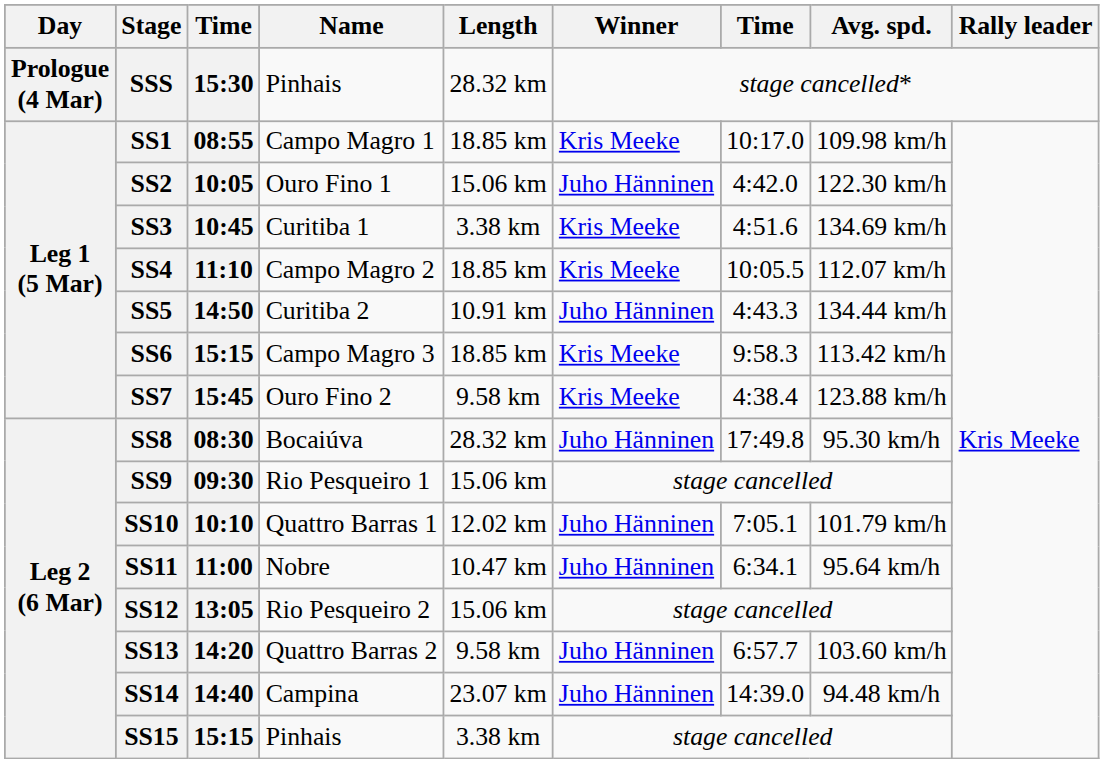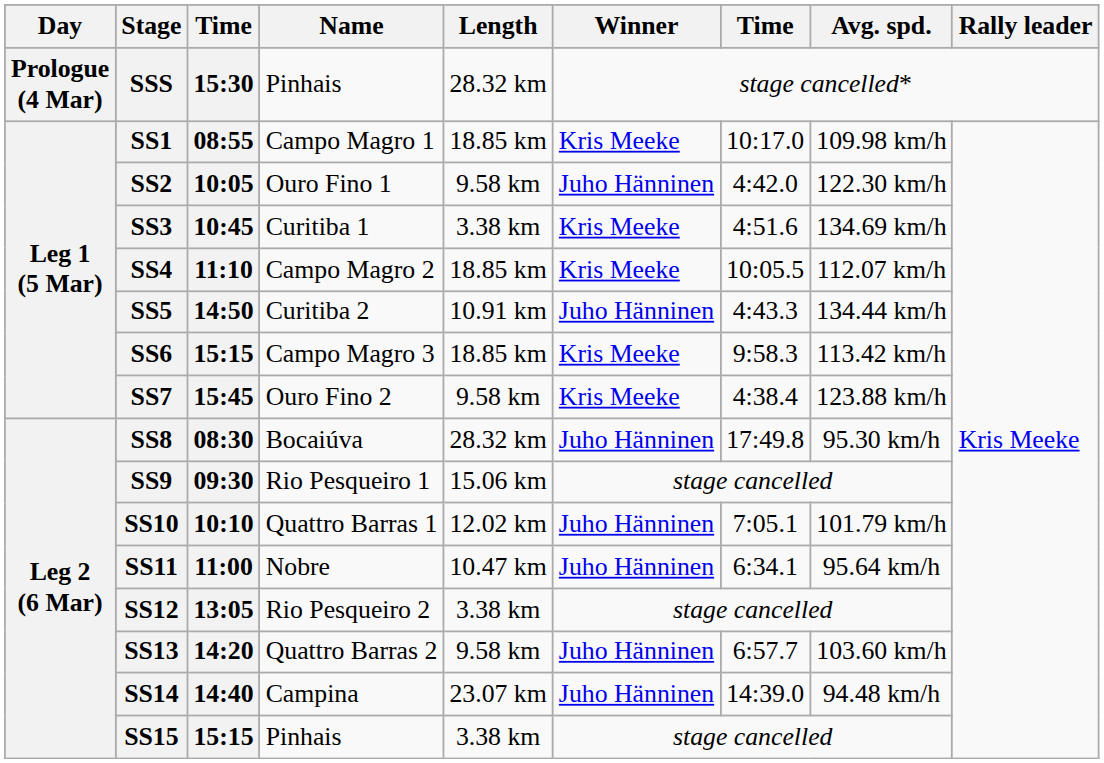(498, 184) 15.06 km -> (498, 184) 9.58 km
(498, 609) 15.06 km -> (498, 609) 3.38 km
